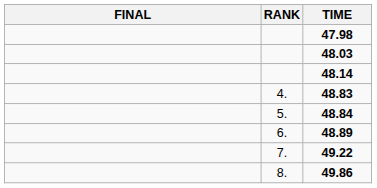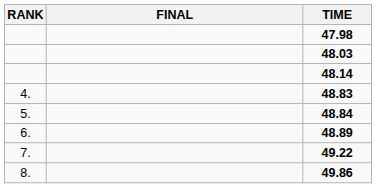columns swapped: (282, 15) <-> (133, 15)
